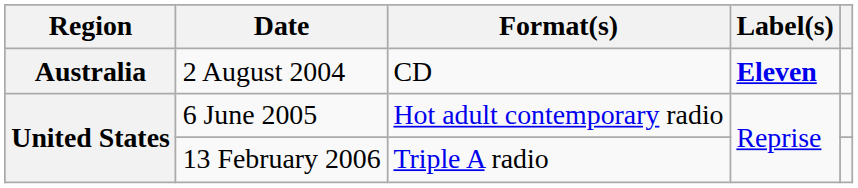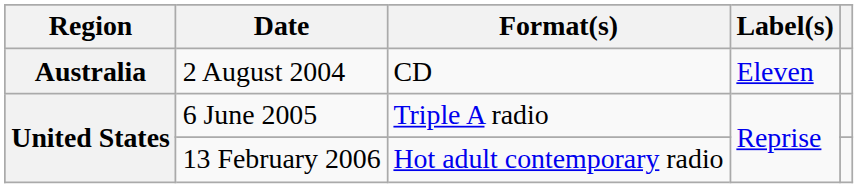(777, 70) bold -> (775, 70) normal
(558, 114) Hot adult contemporary radio -> (471, 114) Triple A radio
(471, 159) Triple A radio -> (558, 159) Hot adult contemporary radio
